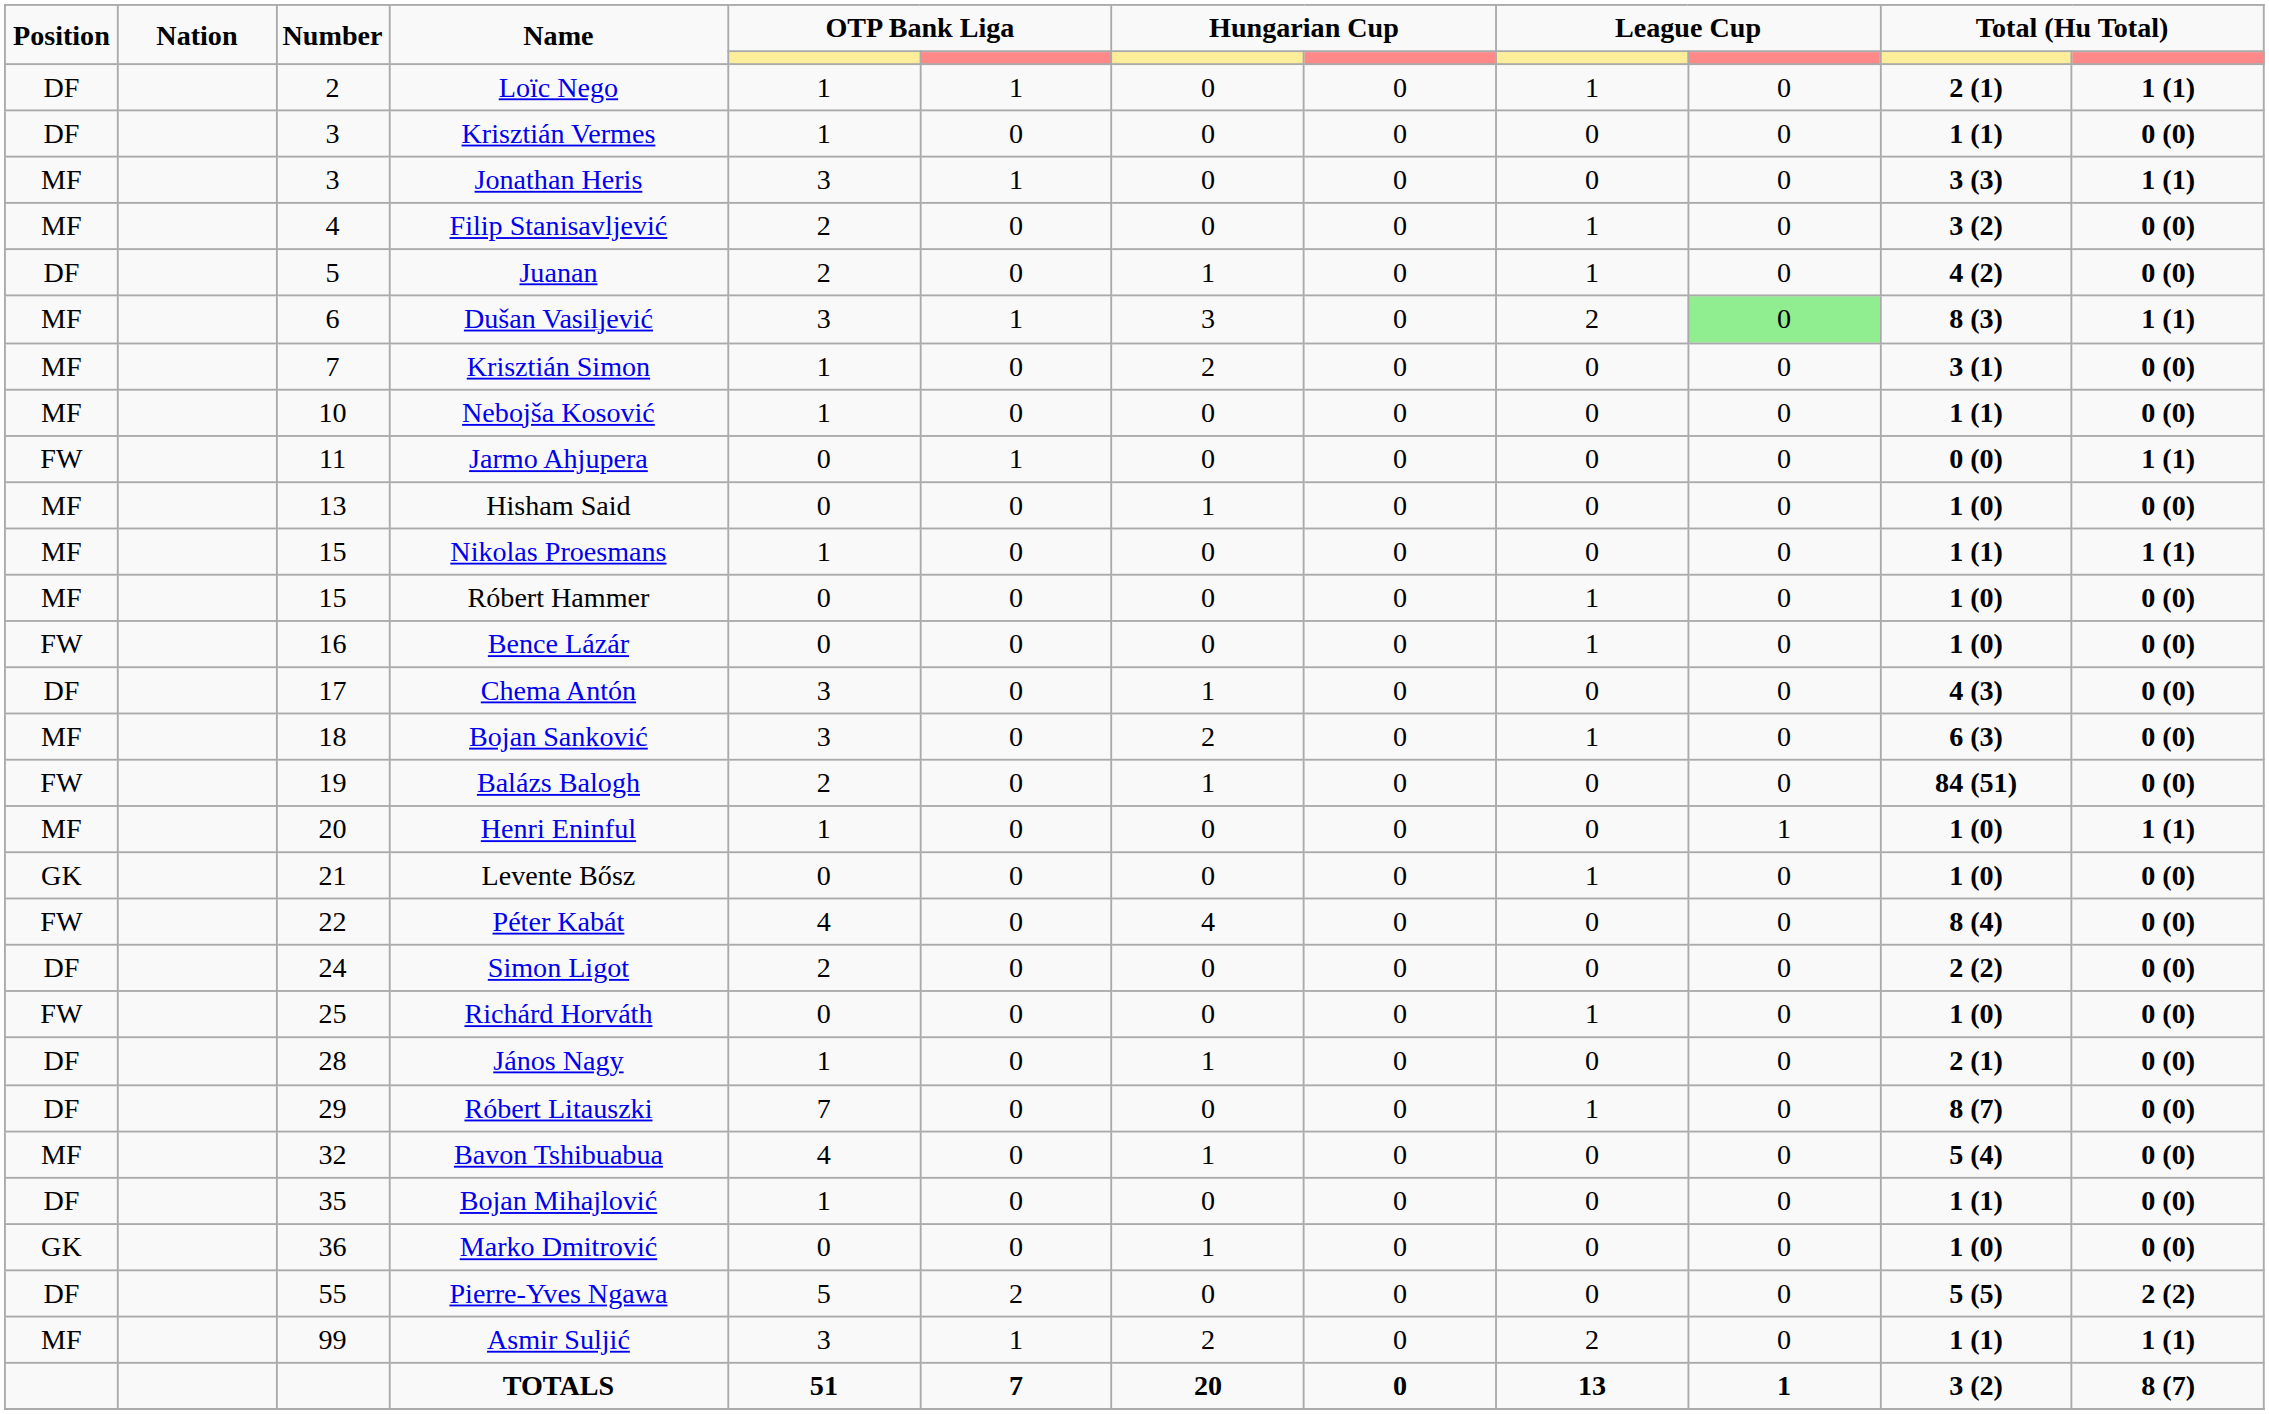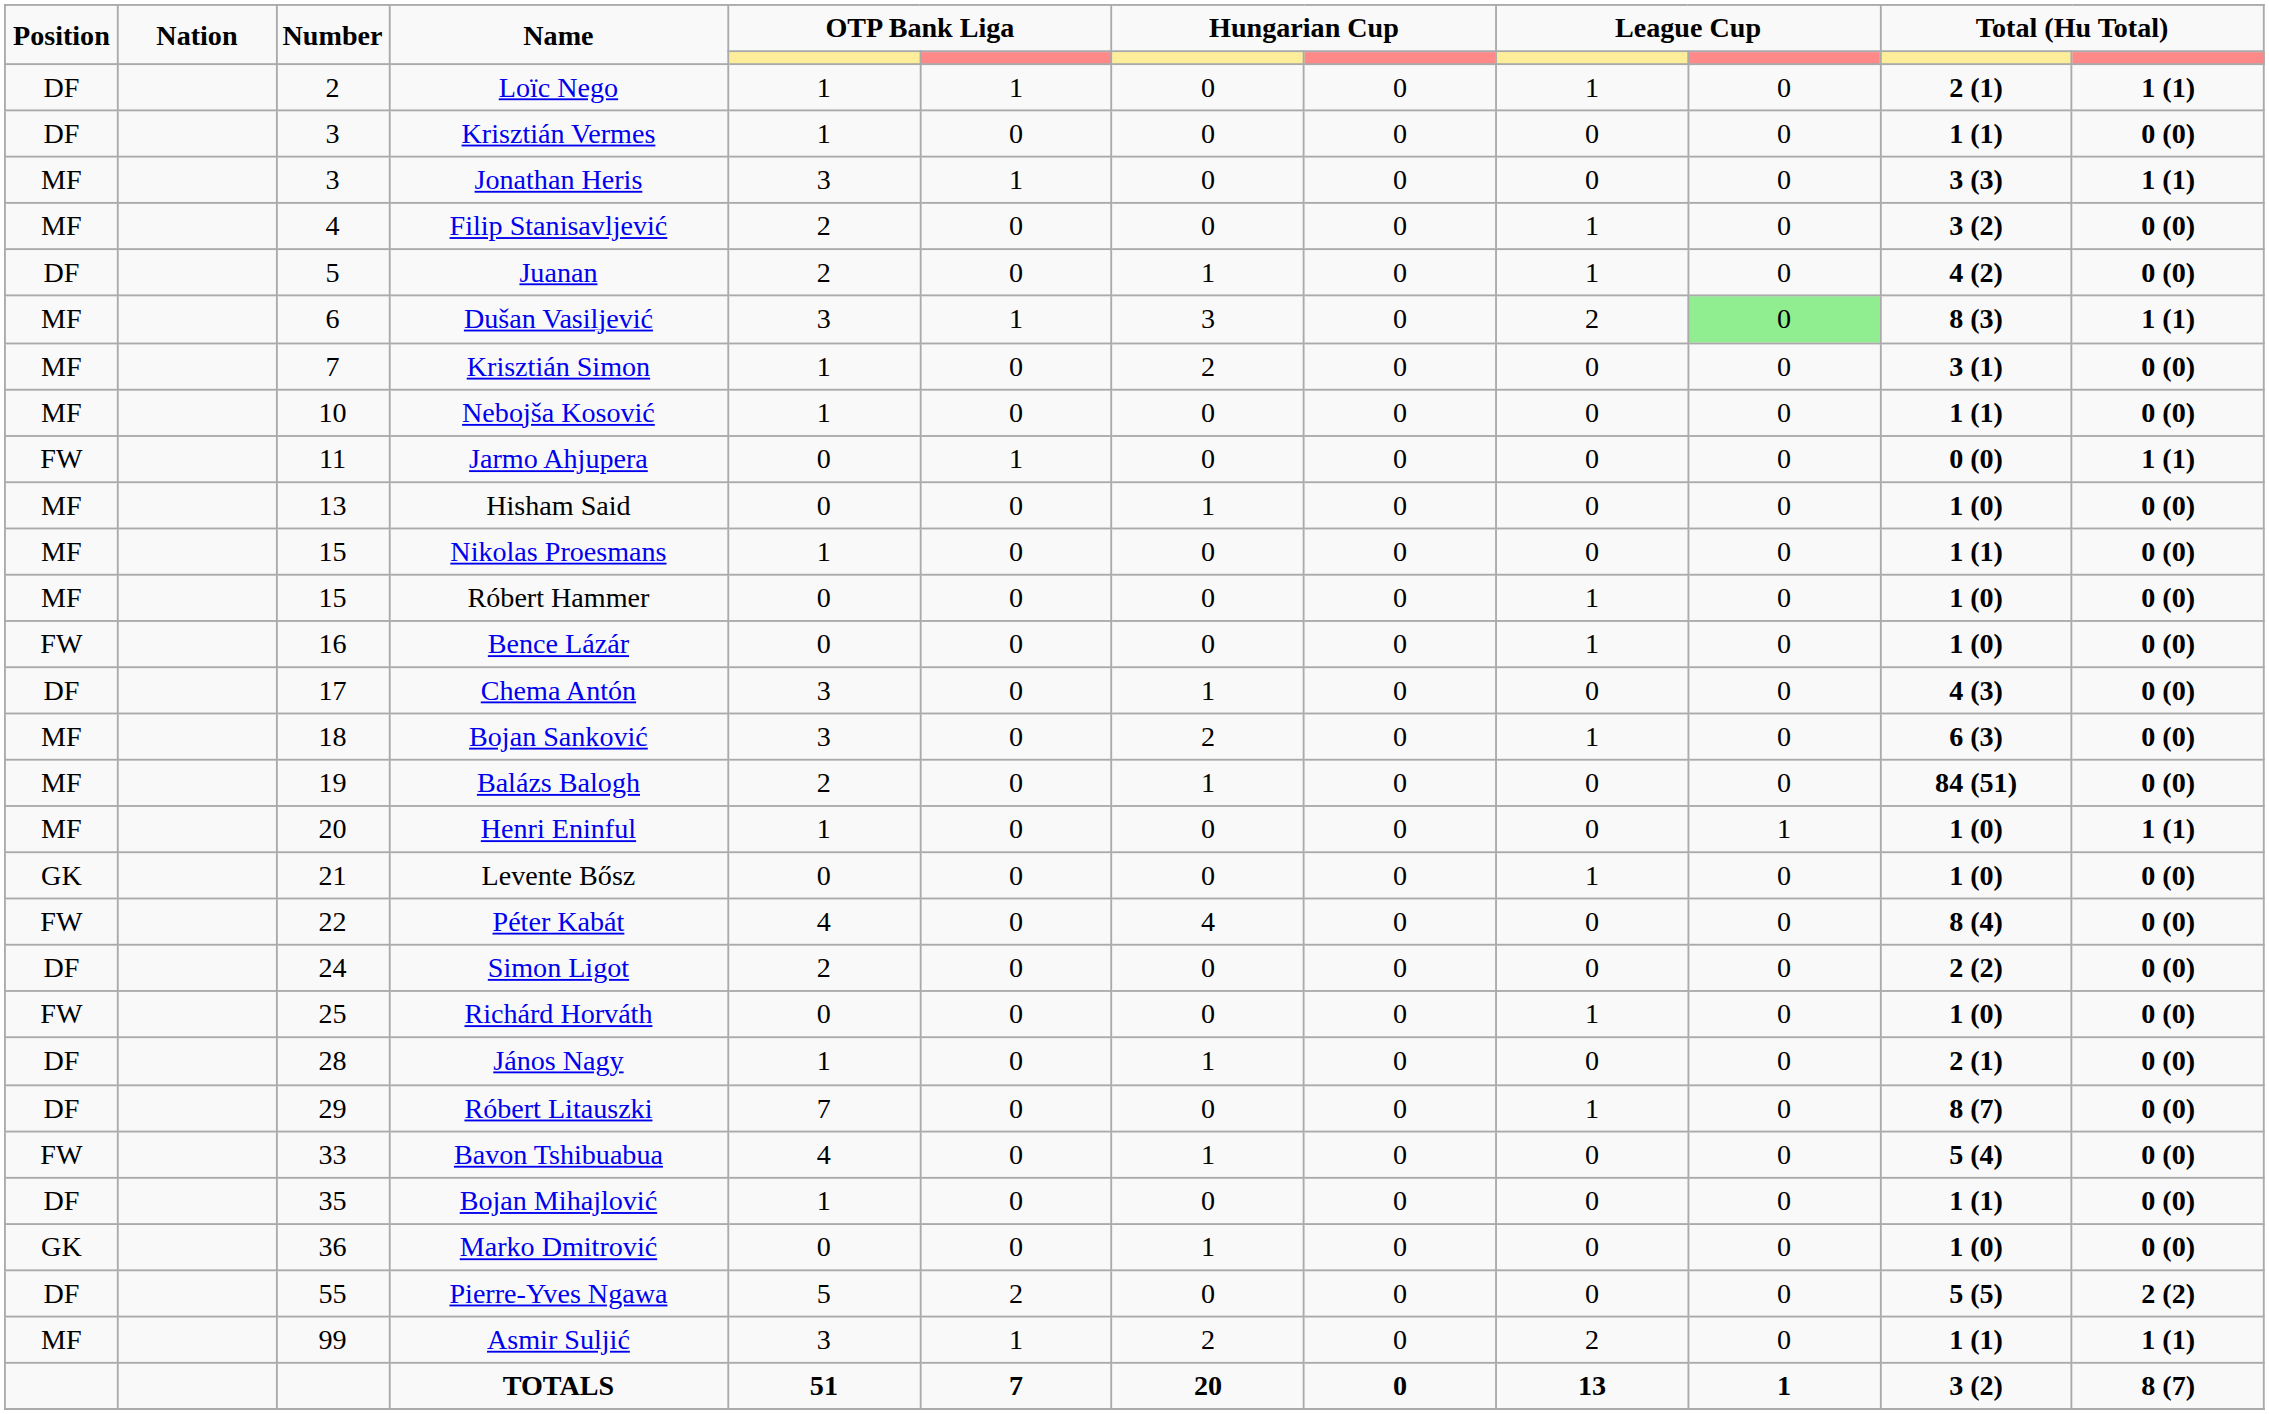(2168, 550) 1 (1) -> (2168, 550) 0 (0)
(61, 782) FW -> (61, 782) MF
(61, 1153) MF -> (61, 1153) FW
(333, 1153) 32 -> (333, 1153) 33
